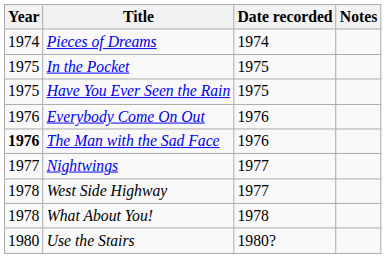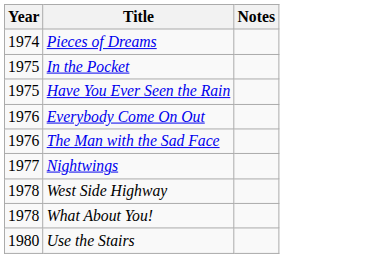- column: (285, 16)
(24, 141) bold -> (24, 141) normal
